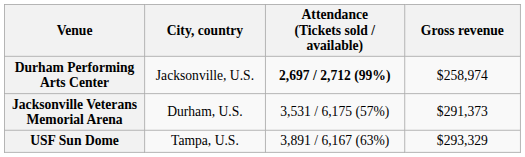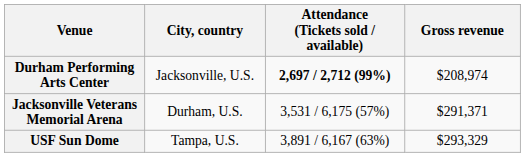(462, 75) $258,974 -> (462, 75) $208,974
(462, 111) $291,373 -> (462, 111) $291,371
